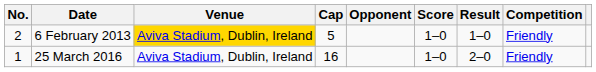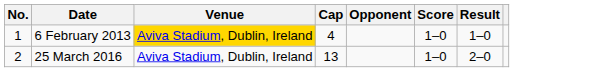- column: (544, 14)
(18, 35) 2 -> (18, 35) 1
(331, 35) 5 -> (331, 35) 4
(18, 56) 1 -> (18, 56) 2
(331, 56) 16 -> (331, 56) 13
